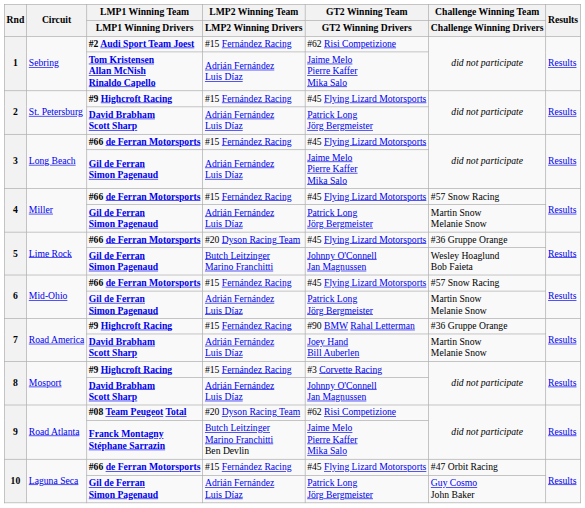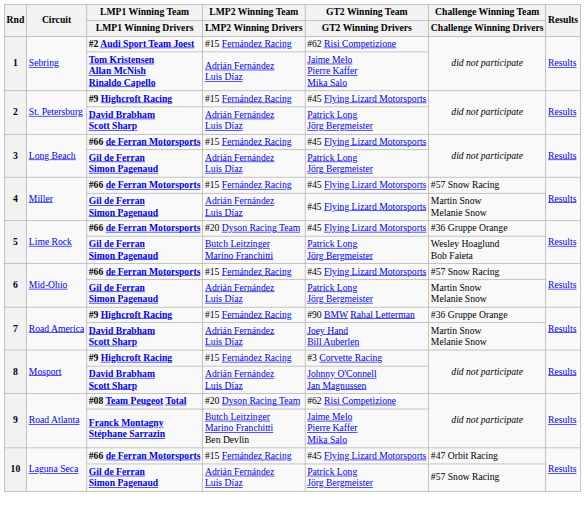(332, 169) Jaime Melo Pierre Kaffer Mika Salo -> (340, 164) Patrick Long Jörg Bergmeister
(340, 218) Patrick Long Jörg Bergmeister -> (367, 207) #45 Flying Lizard Motorsports
(342, 261) Johnny O'Connell Jan Magnussen -> (340, 250) Patrick Long Jörg Bergmeister
(454, 489) Guy Cosmo John Baker -> (465, 477) #57 Snow Racing
